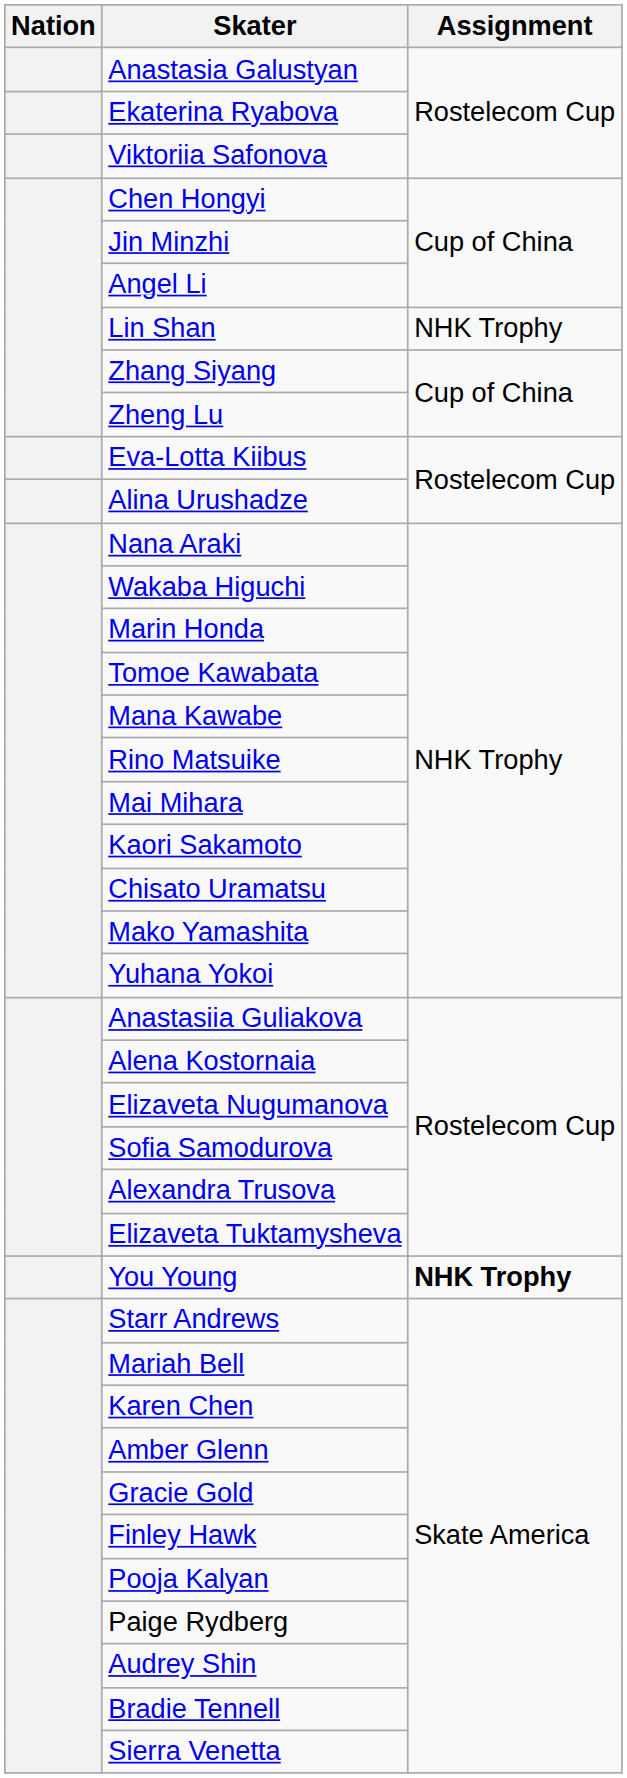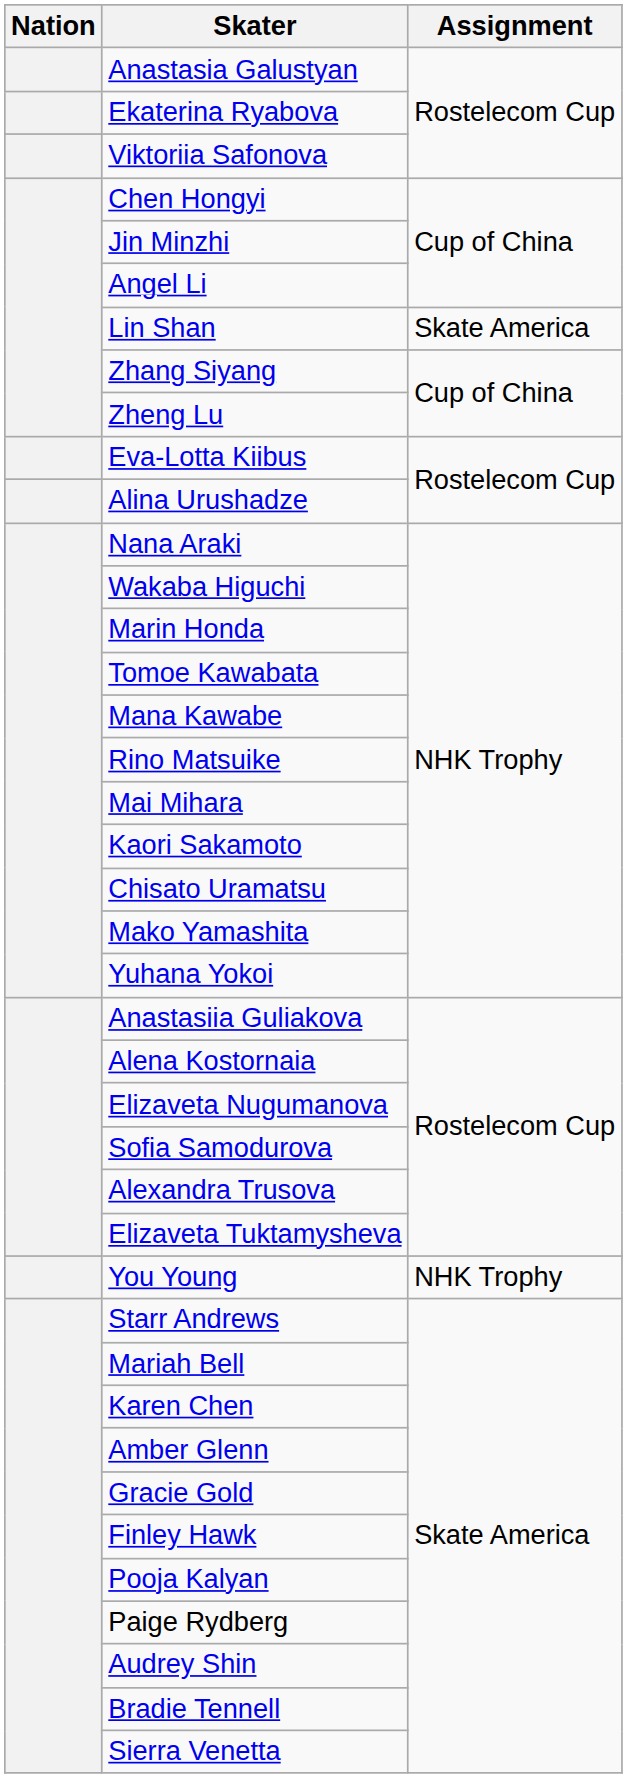(488, 328) NHK Trophy -> (502, 328) Skate America
(493, 1277) bold -> (488, 1277) normal
